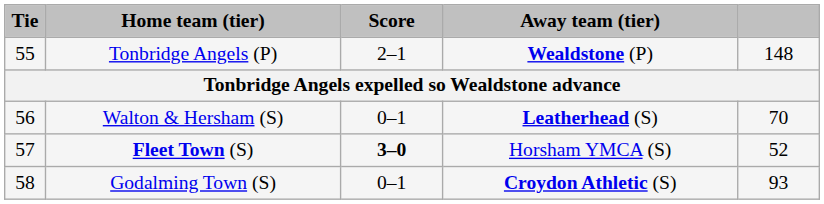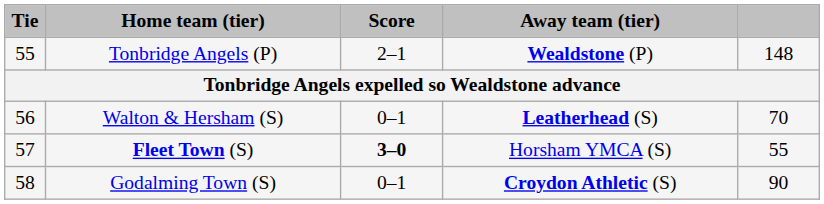(779, 150) 52 -> (779, 150) 55
(779, 182) 93 -> (779, 182) 90
